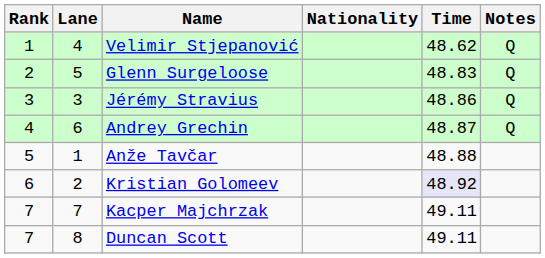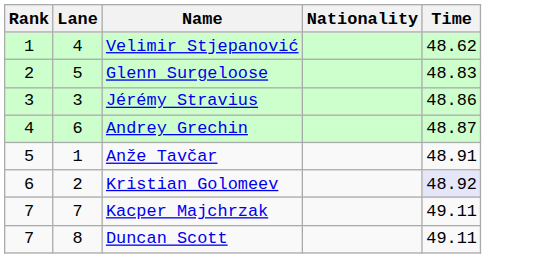- column: (510, 18)
(452, 156) 48.88 -> (452, 156) 48.91
